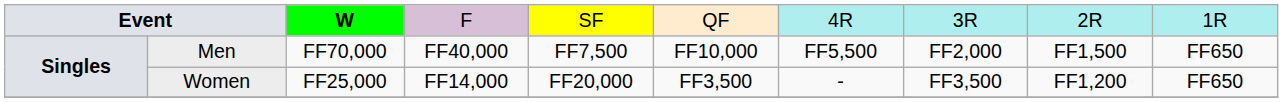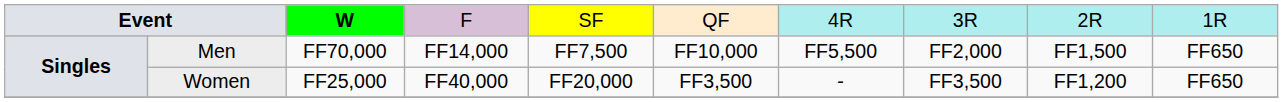(466, 51) FF40,000 -> (466, 51) FF14,000
(466, 82) FF14,000 -> (466, 82) FF40,000
